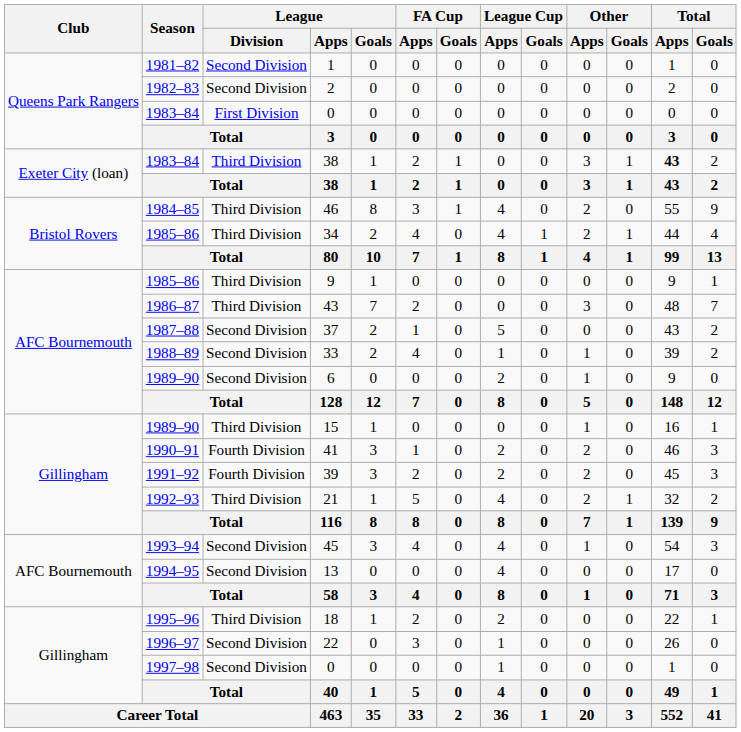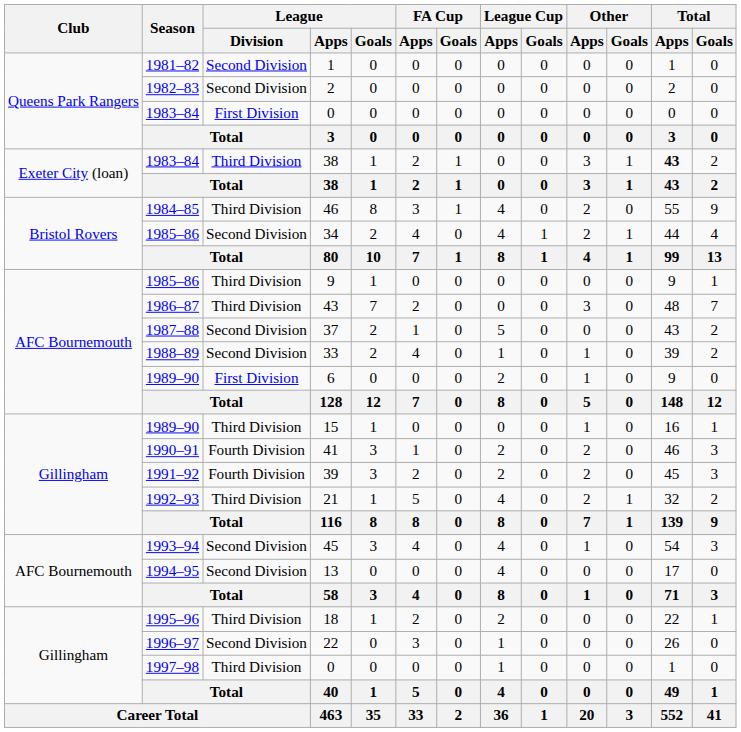(256, 233) Third Division -> (257, 233) Second Division
(257, 378) Second Division -> (257, 378) First Division
(257, 667) Second Division -> (256, 667) Third Division
